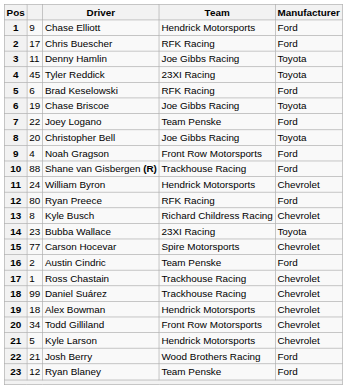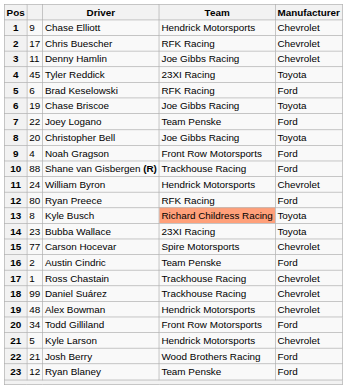(288, 28) Ford -> (299, 28) Chevrolet
(288, 44) Ford -> (299, 44) Chevrolet
(292, 59) Toyota -> (299, 59) Chevrolet
(217, 216) no background -> (217, 216) lightsalmon background
(299, 216) Chevrolet -> (292, 216) Toyota
(35, 310) 18 -> (35, 310) 48
(299, 325) Chevrolet -> (288, 325) Ford
